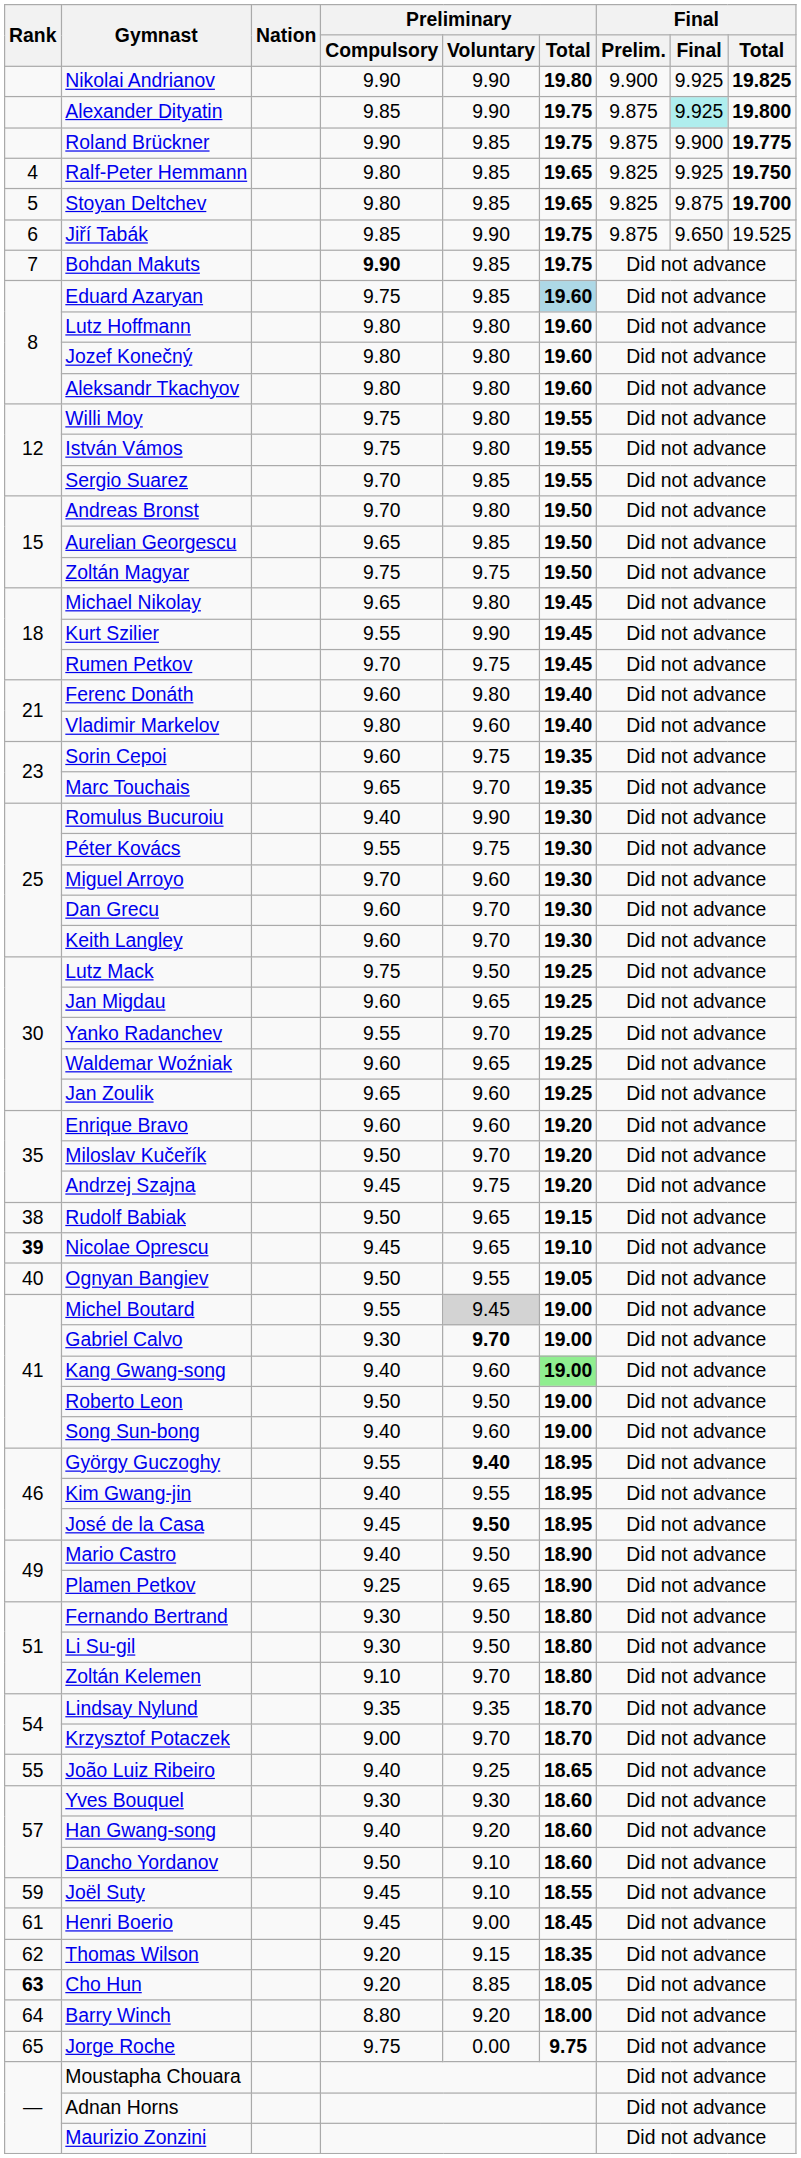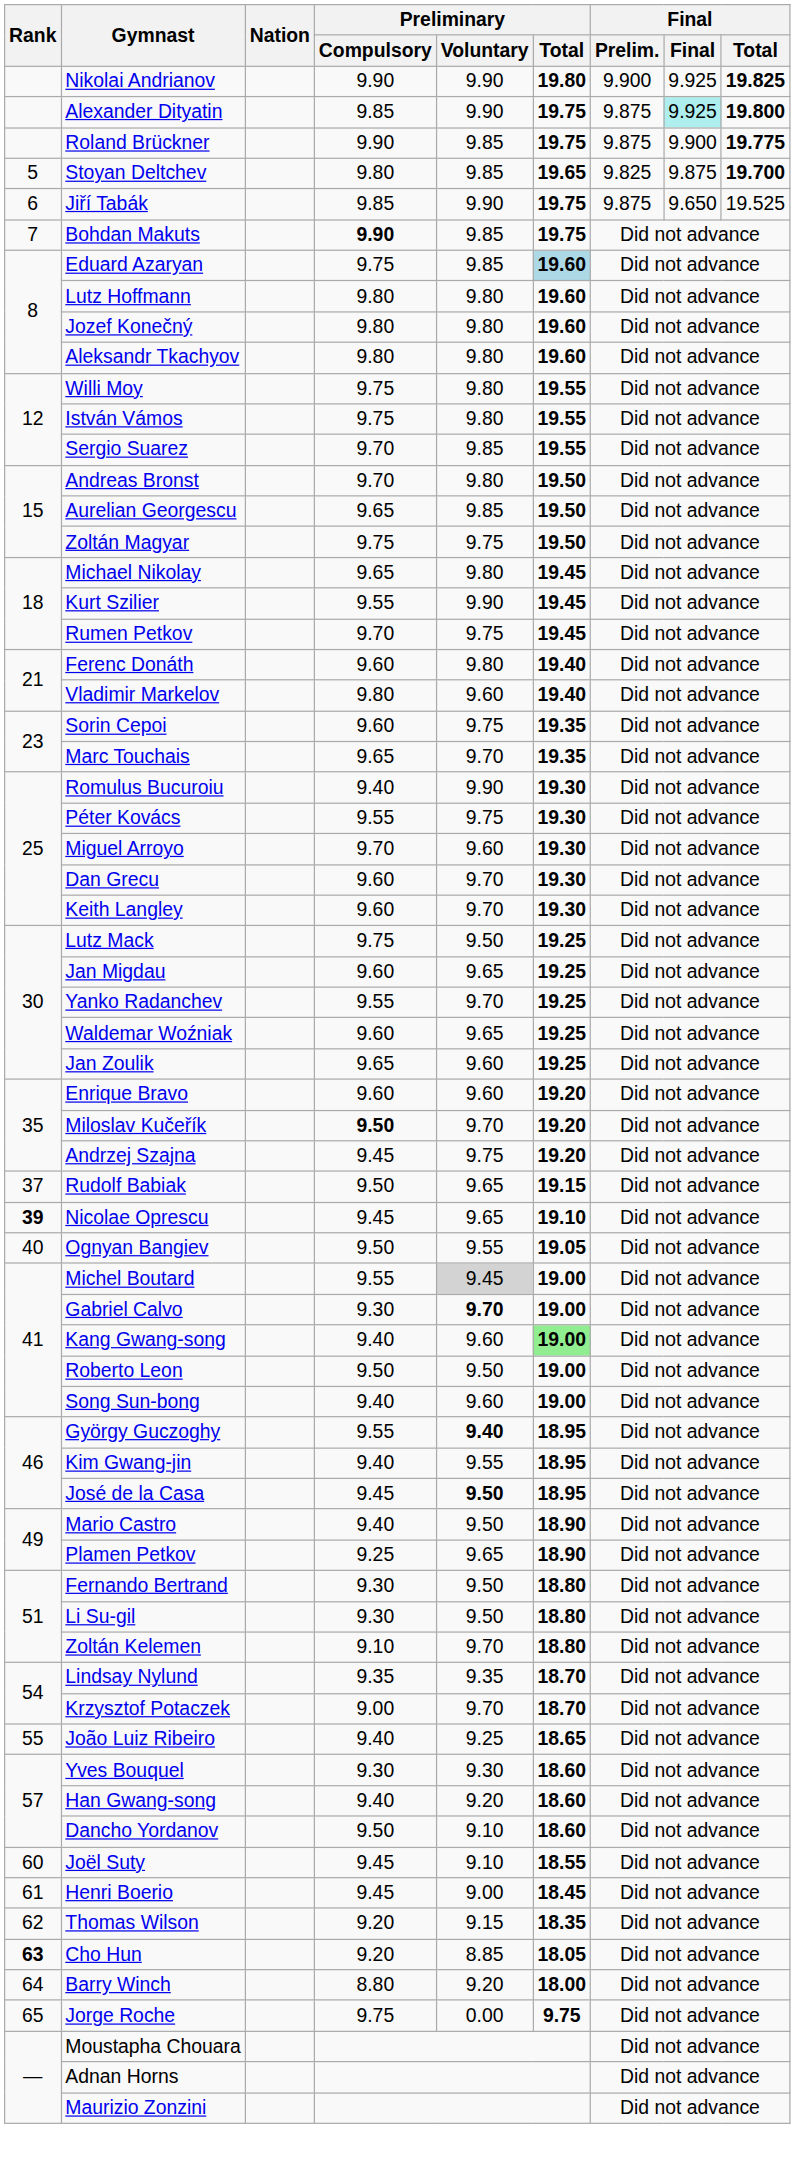- row: (156, 173)
(382, 1155) normal -> (375, 1125) bold
(33, 1217) 38 -> (33, 1186) 37
(33, 1892) 59 -> (33, 1862) 60
